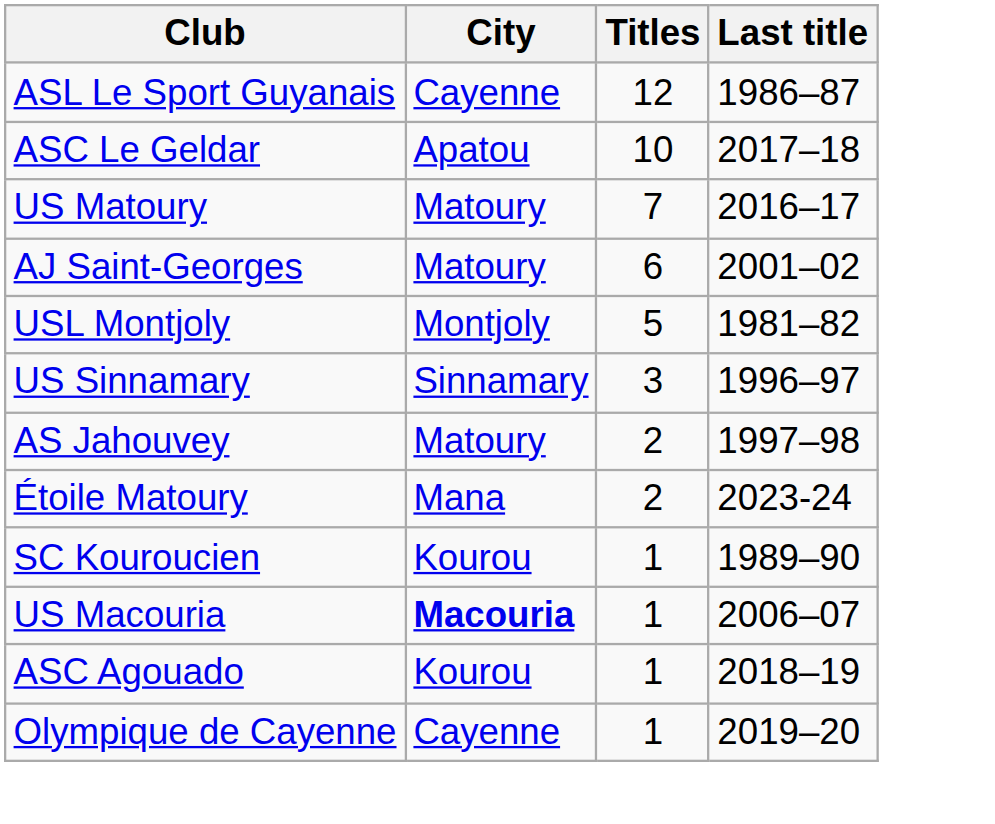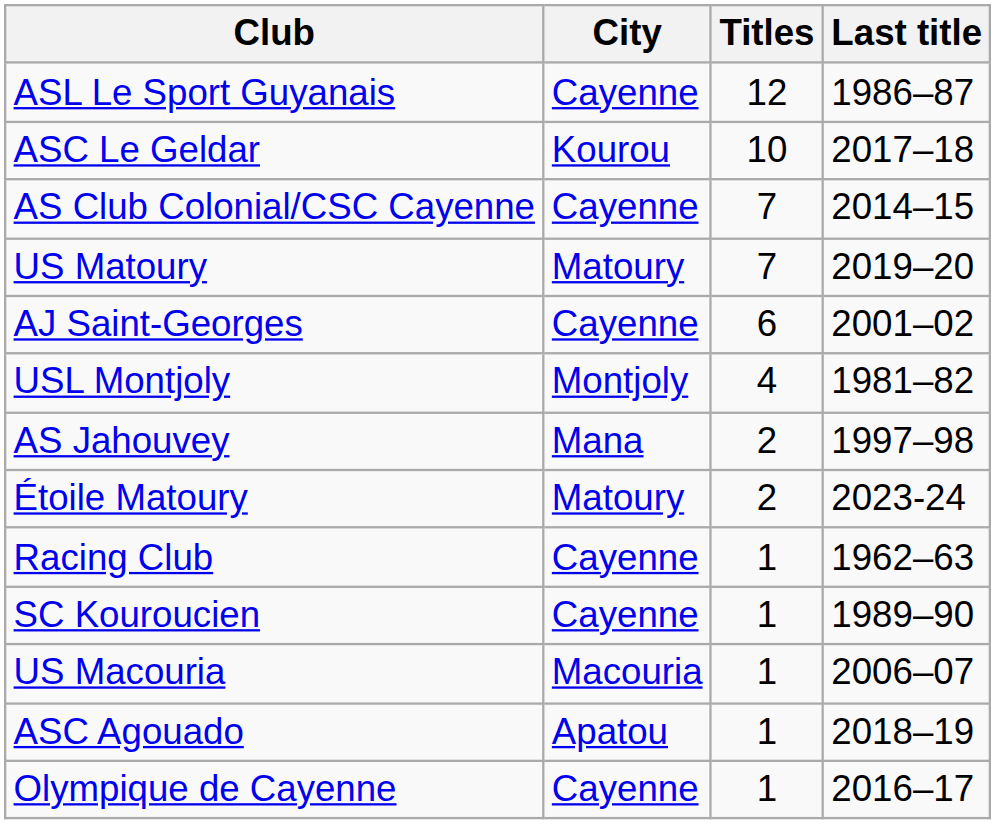(471, 149) Apatou -> (611, 149) Kourou
+ row: (274, 207)
(789, 207) 2016–17 -> (903, 265) 2019–20
(480, 265) Matoury -> (625, 324) Cayenne
(653, 324) 5 -> (767, 382) 4
- row: (132, 382)
(480, 440) Matoury -> (598, 440) Mana
(459, 498) Mana -> (618, 498) Matoury
+ row: (113, 556)
(472, 556) Kourou -> (625, 614) Cayenne
(494, 614) bold -> (627, 672) normal
(472, 672) Kourou -> (610, 730) Apatou
(789, 730) 2019–20 -> (903, 788) 2016–17
